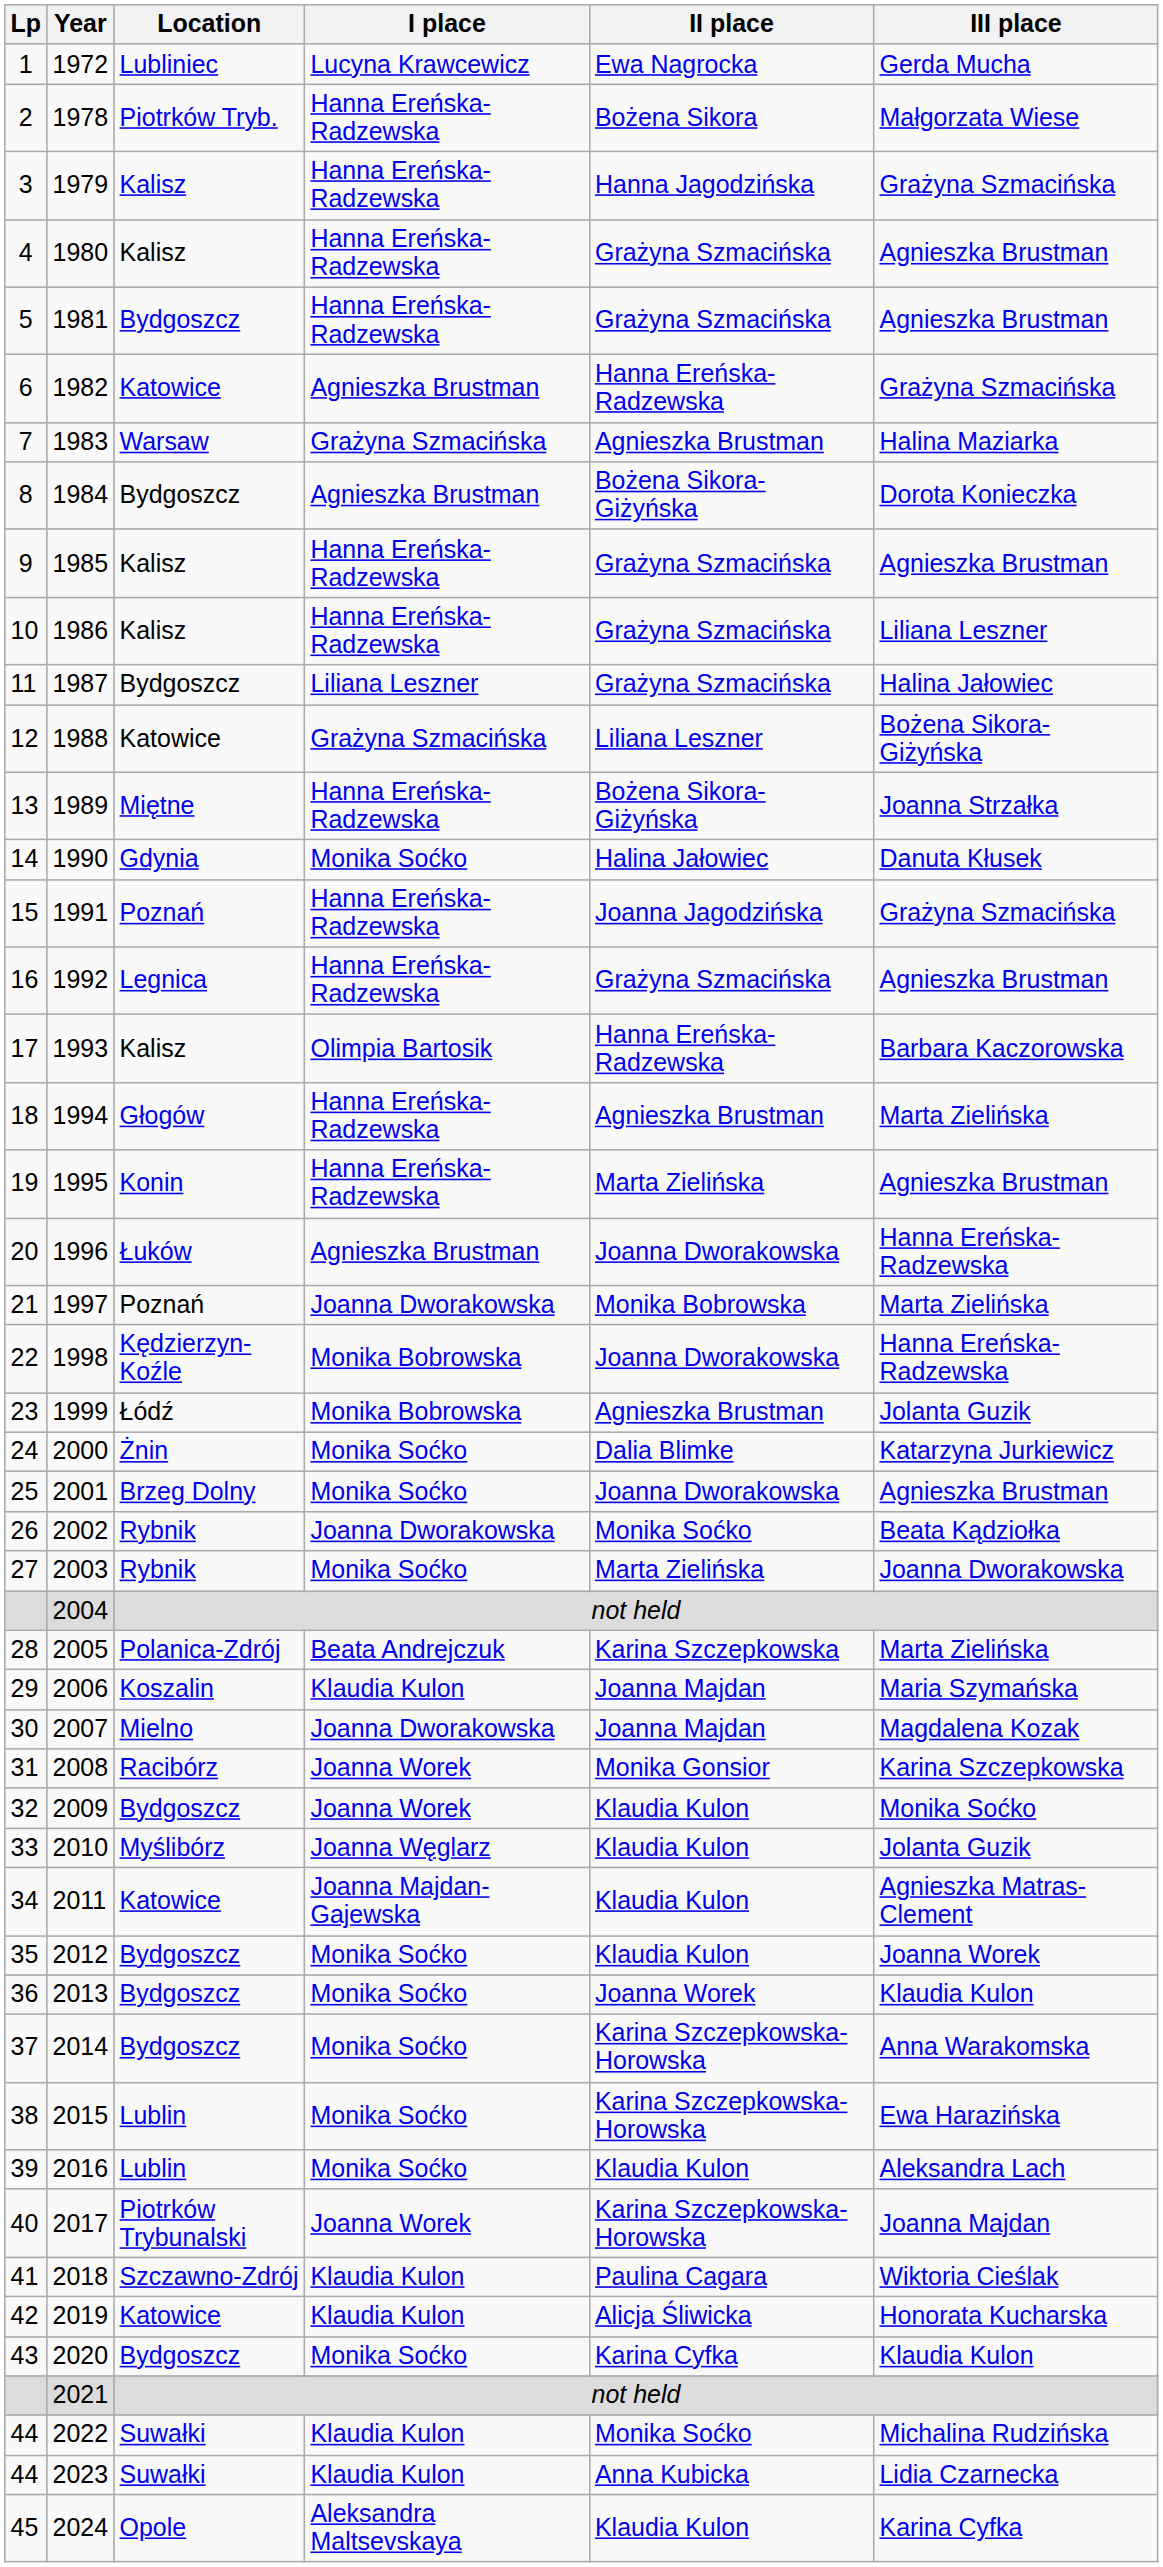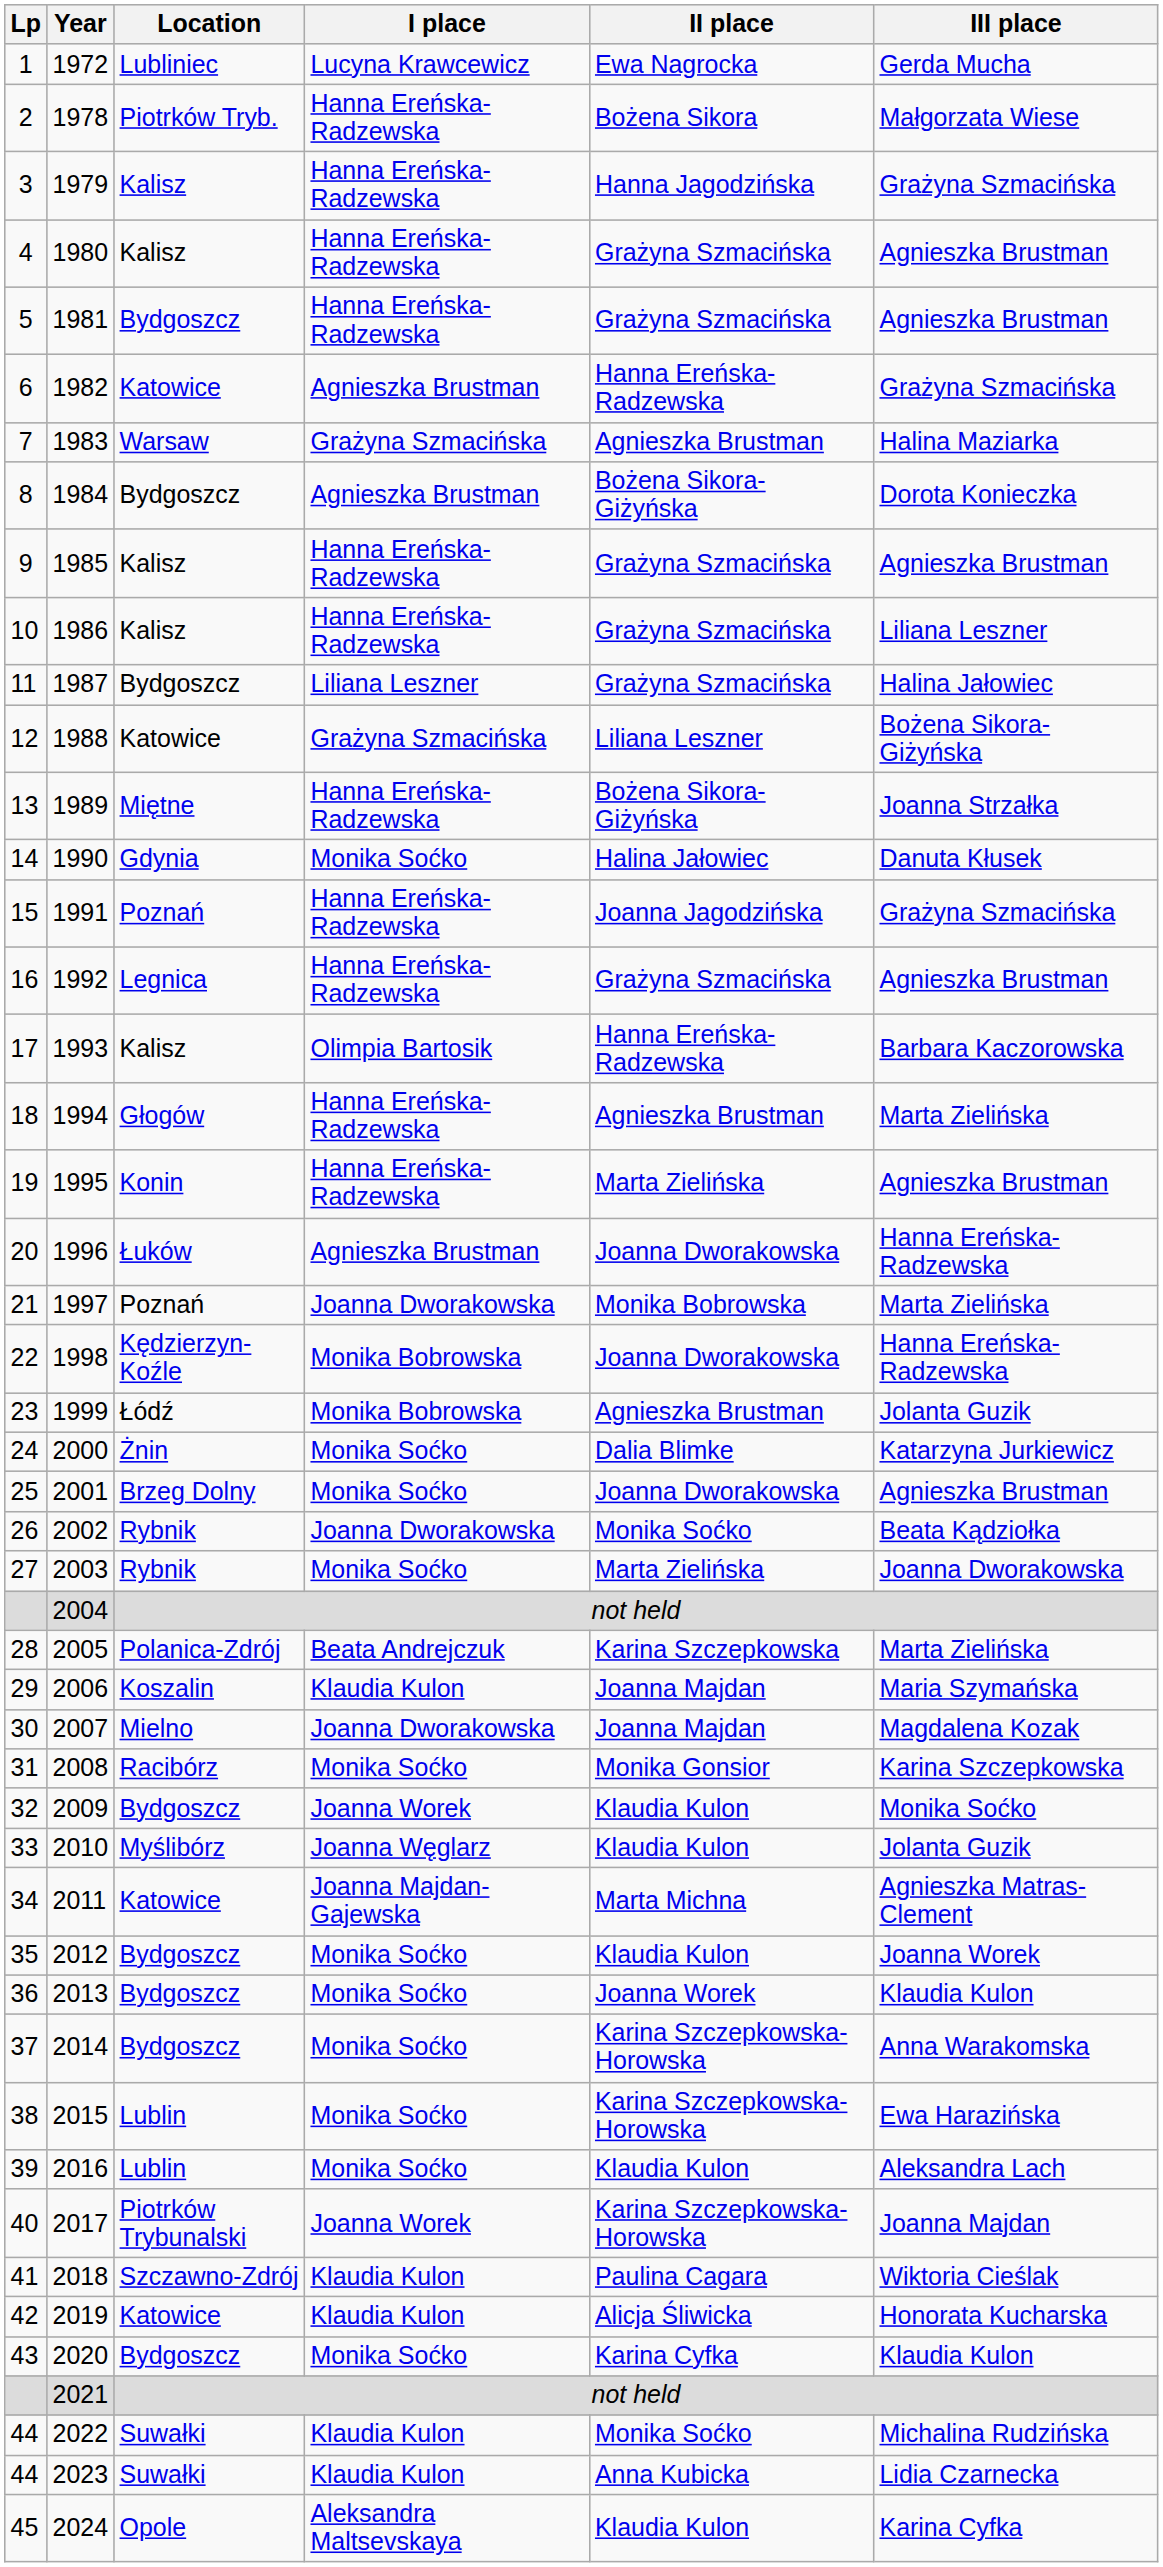(391, 1768) Joanna Worek -> (389, 1768) Monika Soćko
(672, 1901) Klaudia Kulon -> (671, 1901) Marta Michna
